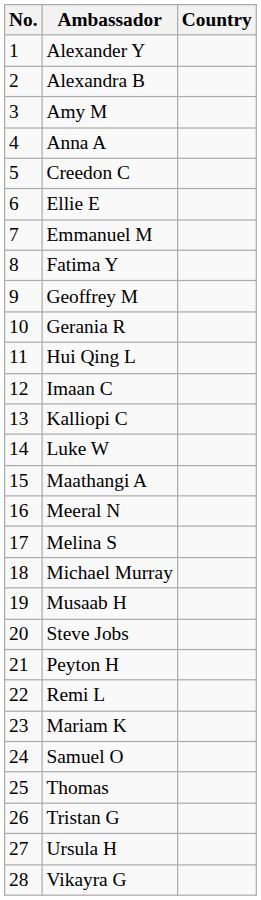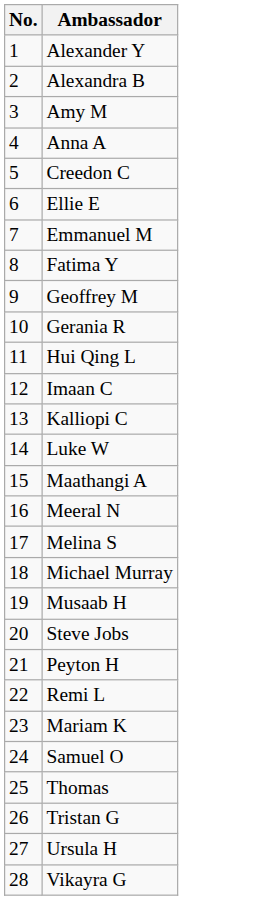- column: (217, 19)
